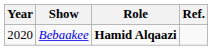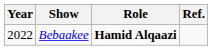(20, 34) 2020 -> (20, 34) 2022
